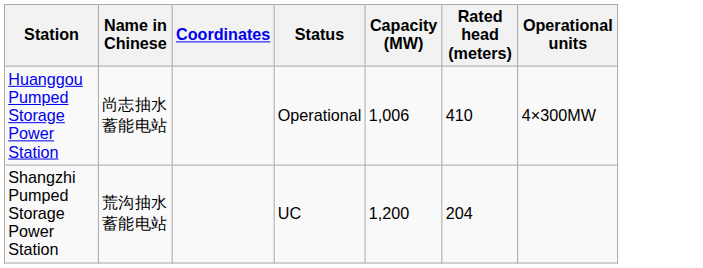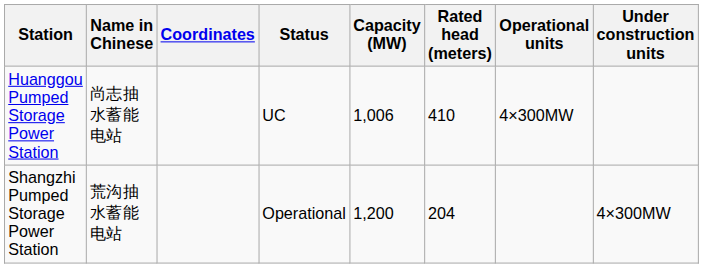+ column: (646, 35)
(320, 115) Operational -> (274, 115) UC
(289, 214) UC -> (304, 214) Operational
